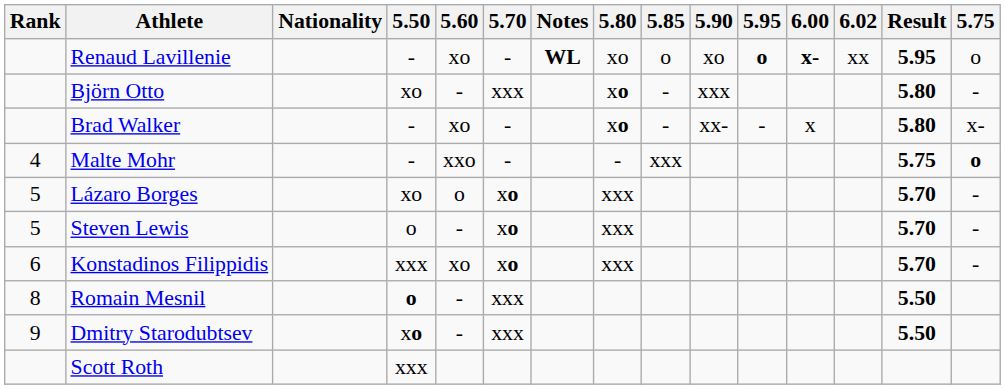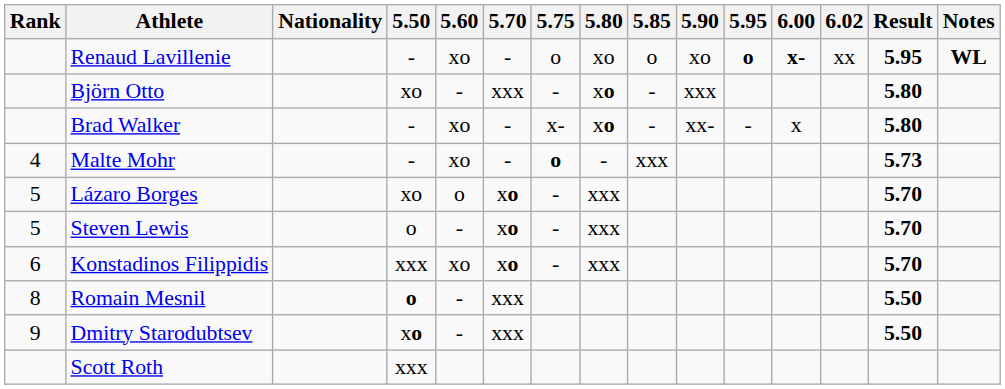columns swapped: (976, 21) <-> (563, 21)
(459, 159) xxo -> (459, 159) xo
(917, 159) 5.75 -> (903, 159) 5.73
